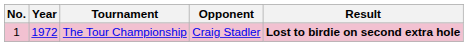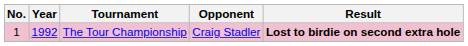(44, 32) 1972 -> (44, 32) 1992
